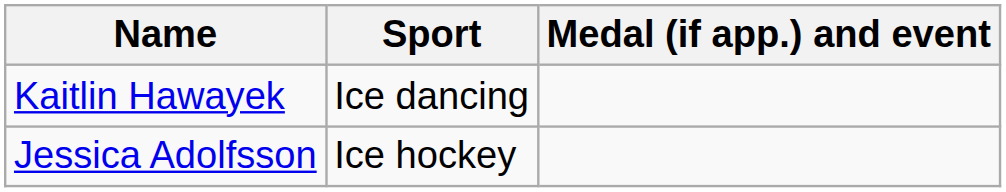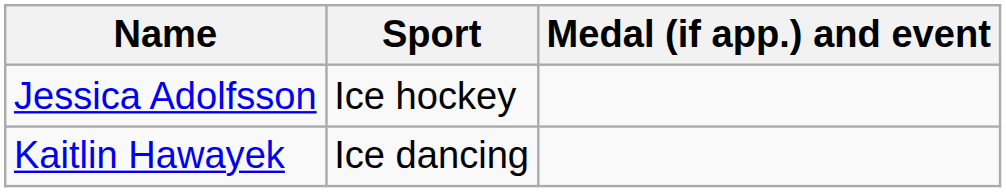rows swapped: (165, 155) <-> (149, 95)
